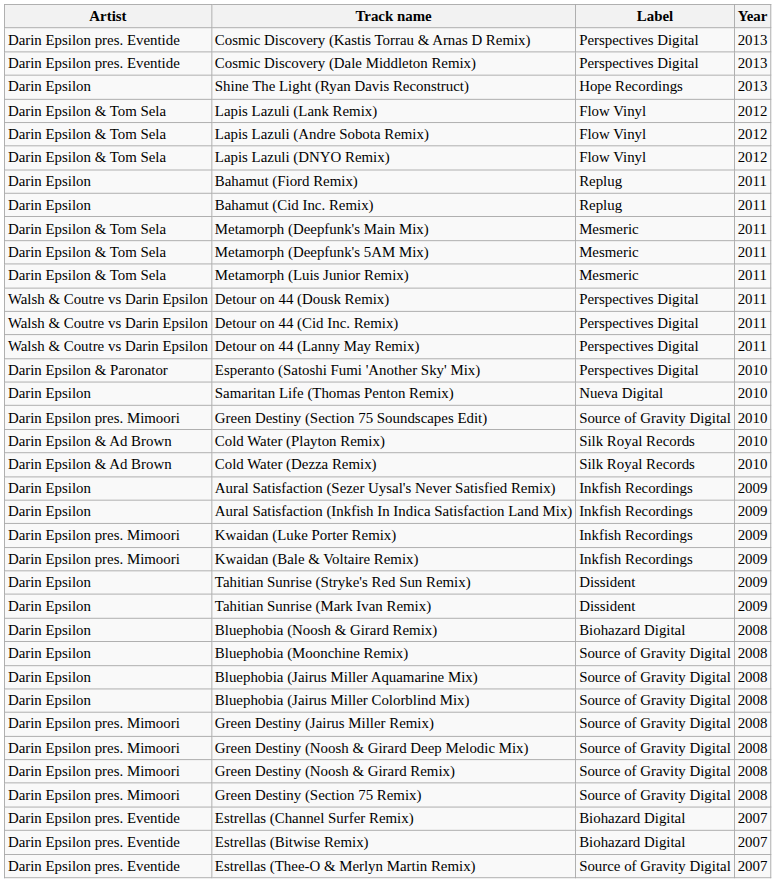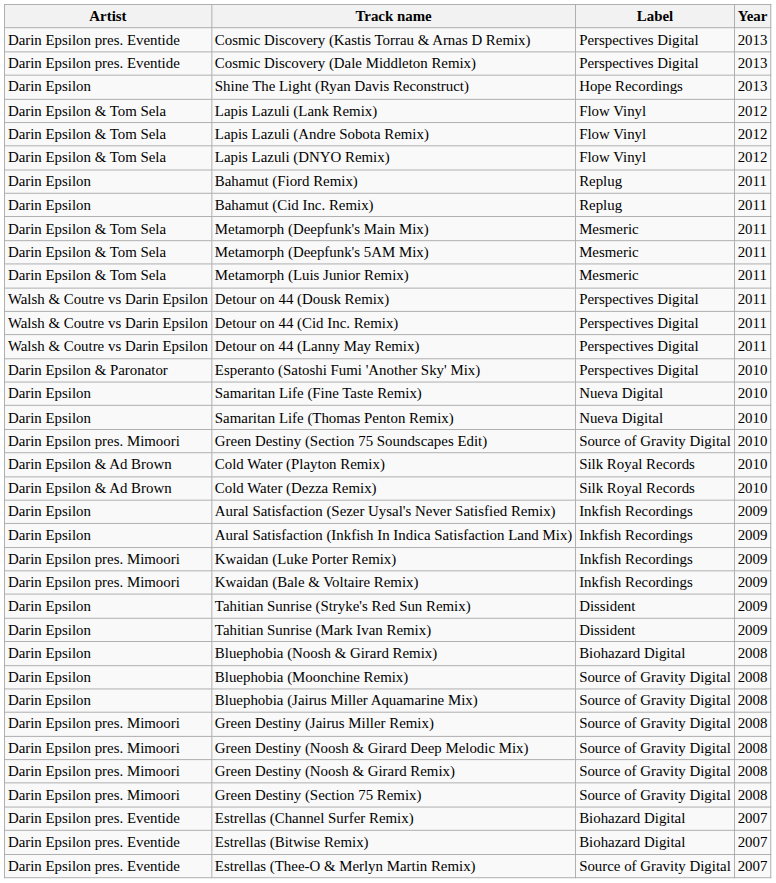+ row: (318, 393)
- row: (342, 700)
